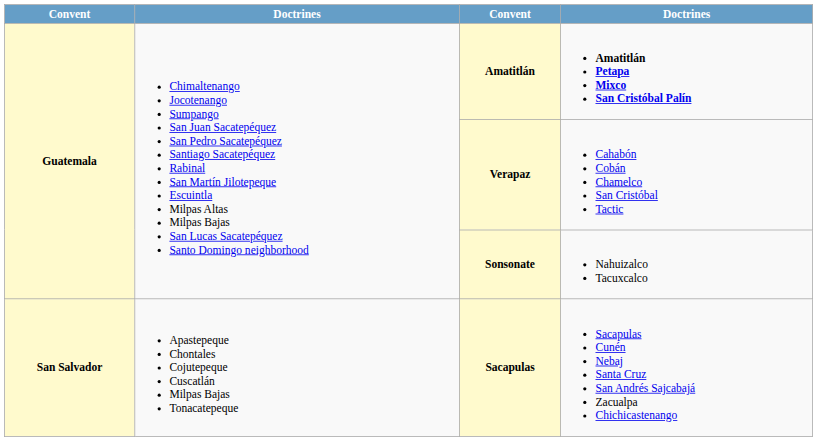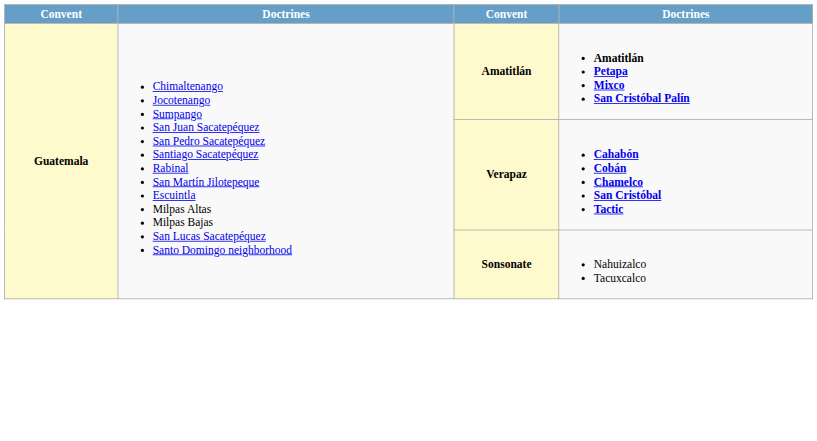(687, 182) normal -> (686, 182) bold
- row: (510, 368)
